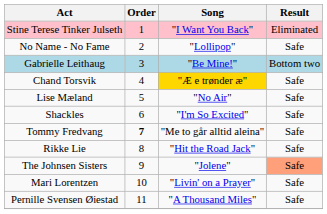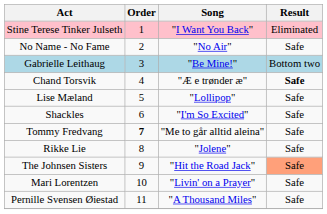(212, 47) "Lollipop" -> (212, 47) "No Air"
(212, 81) gold background -> (212, 81) no background
(295, 81) normal -> (295, 81) bold
(212, 98) "No Air" -> (212, 98) "Lollipop"
(212, 149) "Hit the Road Jack" -> (212, 149) "Jolene"
(212, 166) "Jolene" -> (212, 166) "Hit the Road Jack"
